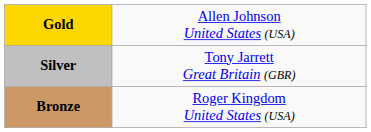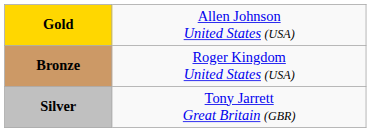rows swapped: (58, 65) <-> (58, 106)
